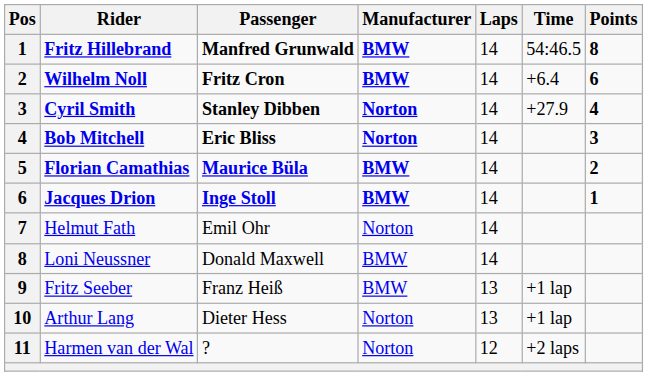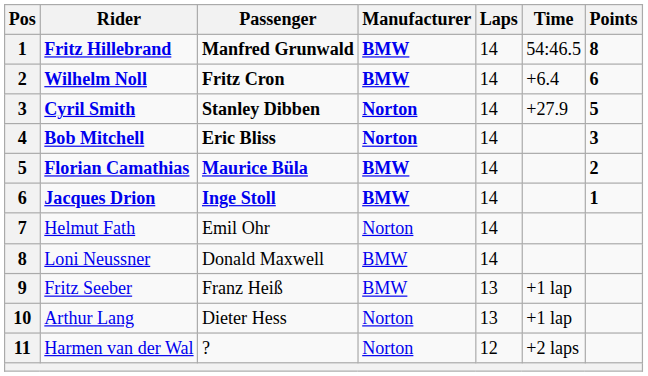(594, 109) 4 -> (594, 109) 5
